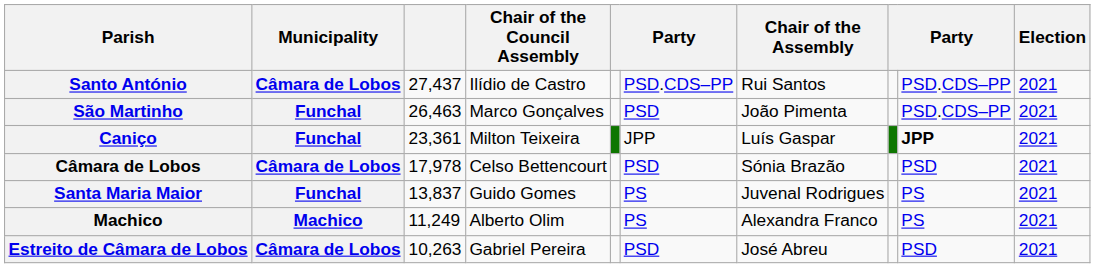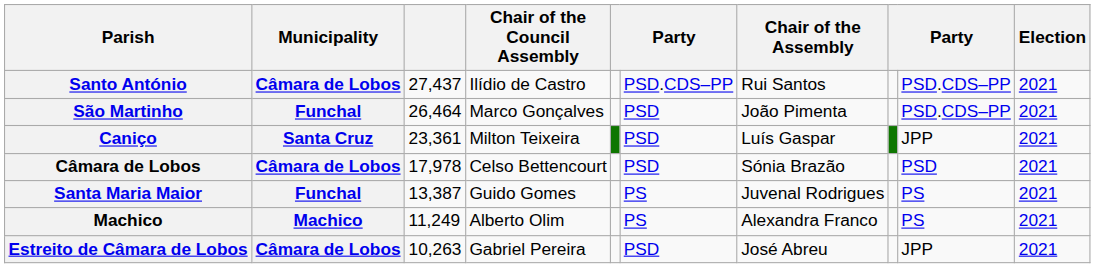(435, 111) 26,463 -> (435, 111) 26,464
(328, 139) Funchal -> (328, 139) Santa Cruz
(640, 139) JPP -> (642, 139) PSD
(918, 139) bold -> (917, 139) normal
(435, 194) 13,837 -> (435, 194) 13,387
(919, 248) PSD -> (917, 248) JPP
